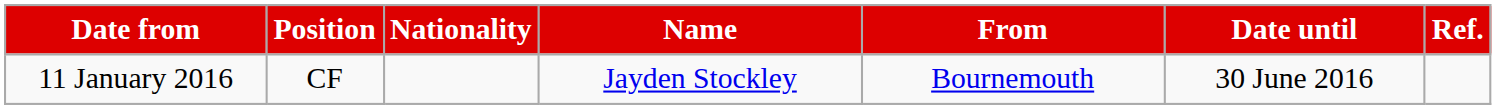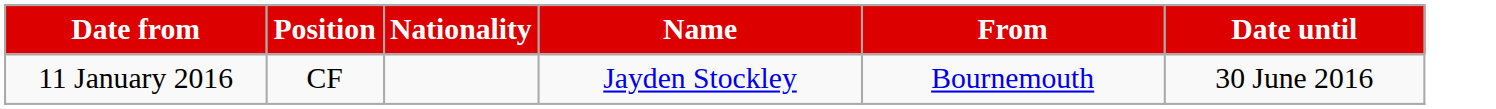- column: (1458, 29)
